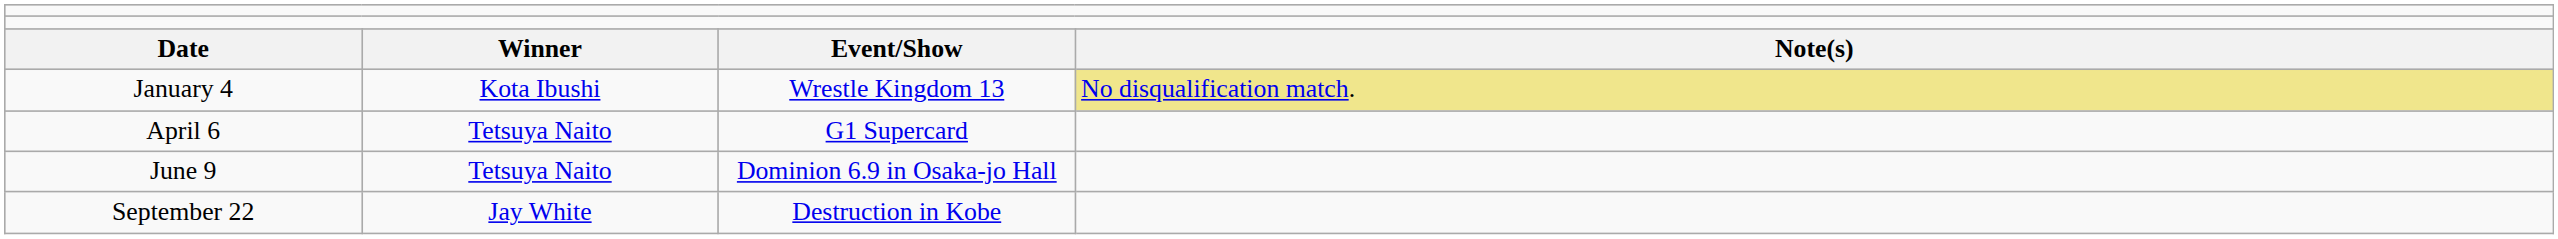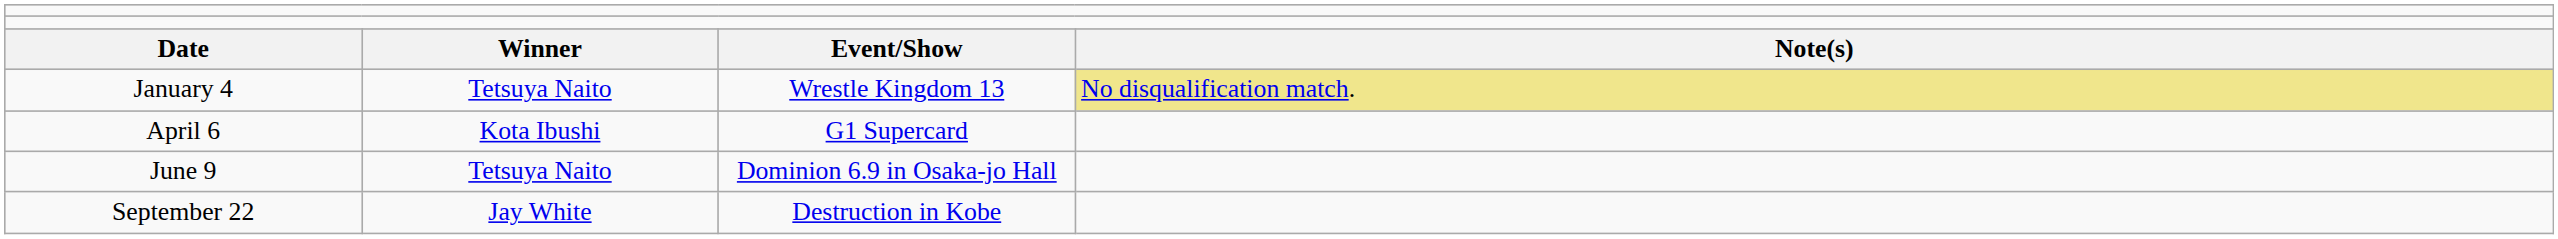(540, 89) Kota Ibushi -> (540, 89) Tetsuya Naito
(540, 130) Tetsuya Naito -> (540, 130) Kota Ibushi
